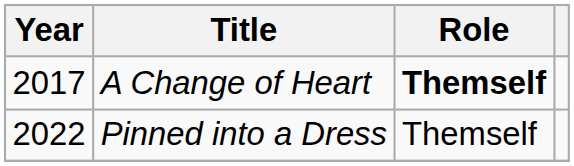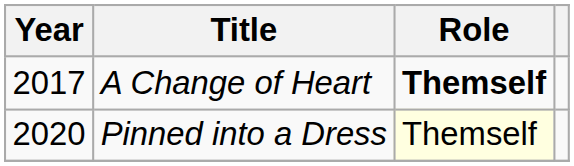(49, 134) 2022 -> (49, 134) 2020
(469, 134) no background -> (469, 134) lightyellow background
